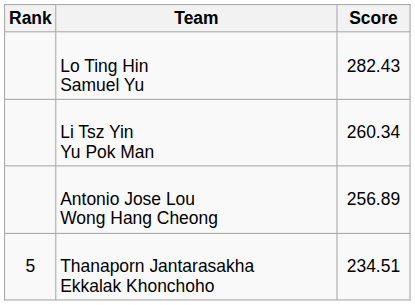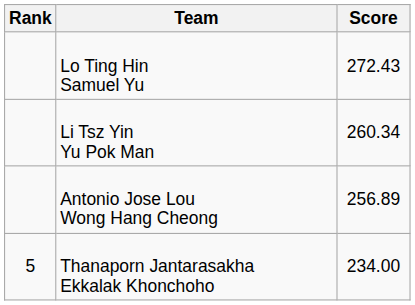(373, 65) 282.43 -> (373, 65) 272.43
(373, 266) 234.51 -> (373, 266) 234.00
